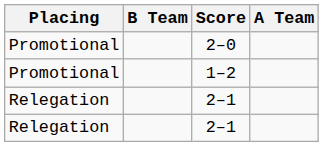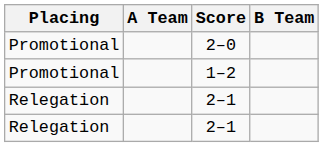columns swapped: (284, 18) <-> (158, 18)
